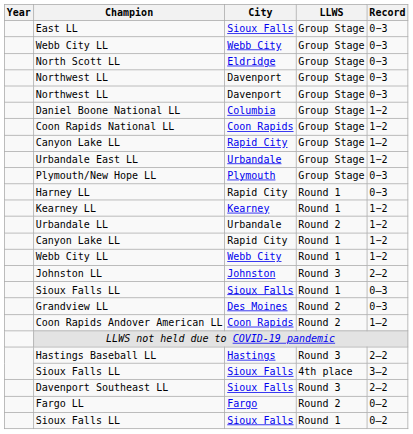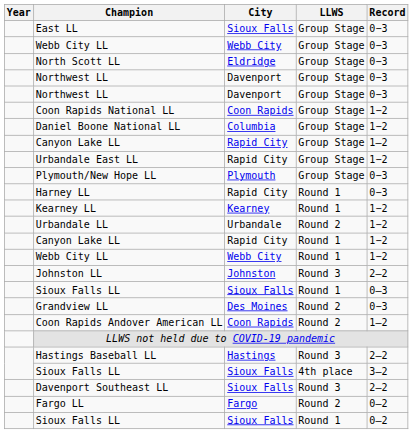rows swapped: (108, 110) <-> (105, 127)
(254, 159) Urbandale -> (257, 159) Rapid City
